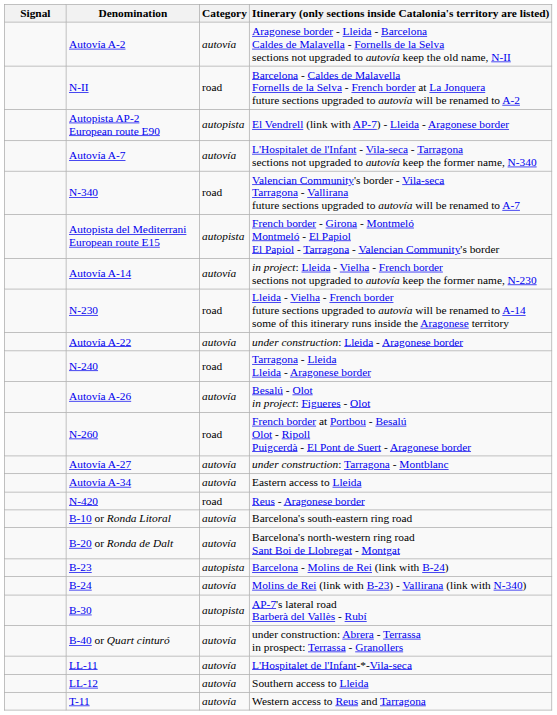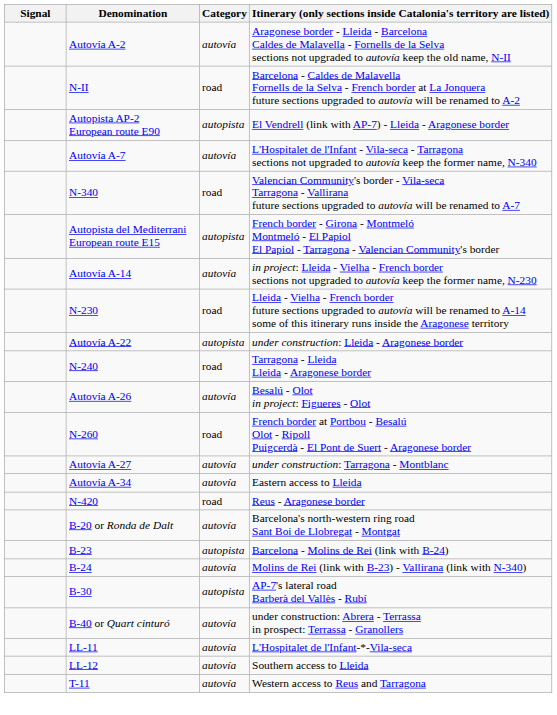(219, 341) autovía -> (223, 341) autopista
- row: (120, 519)
